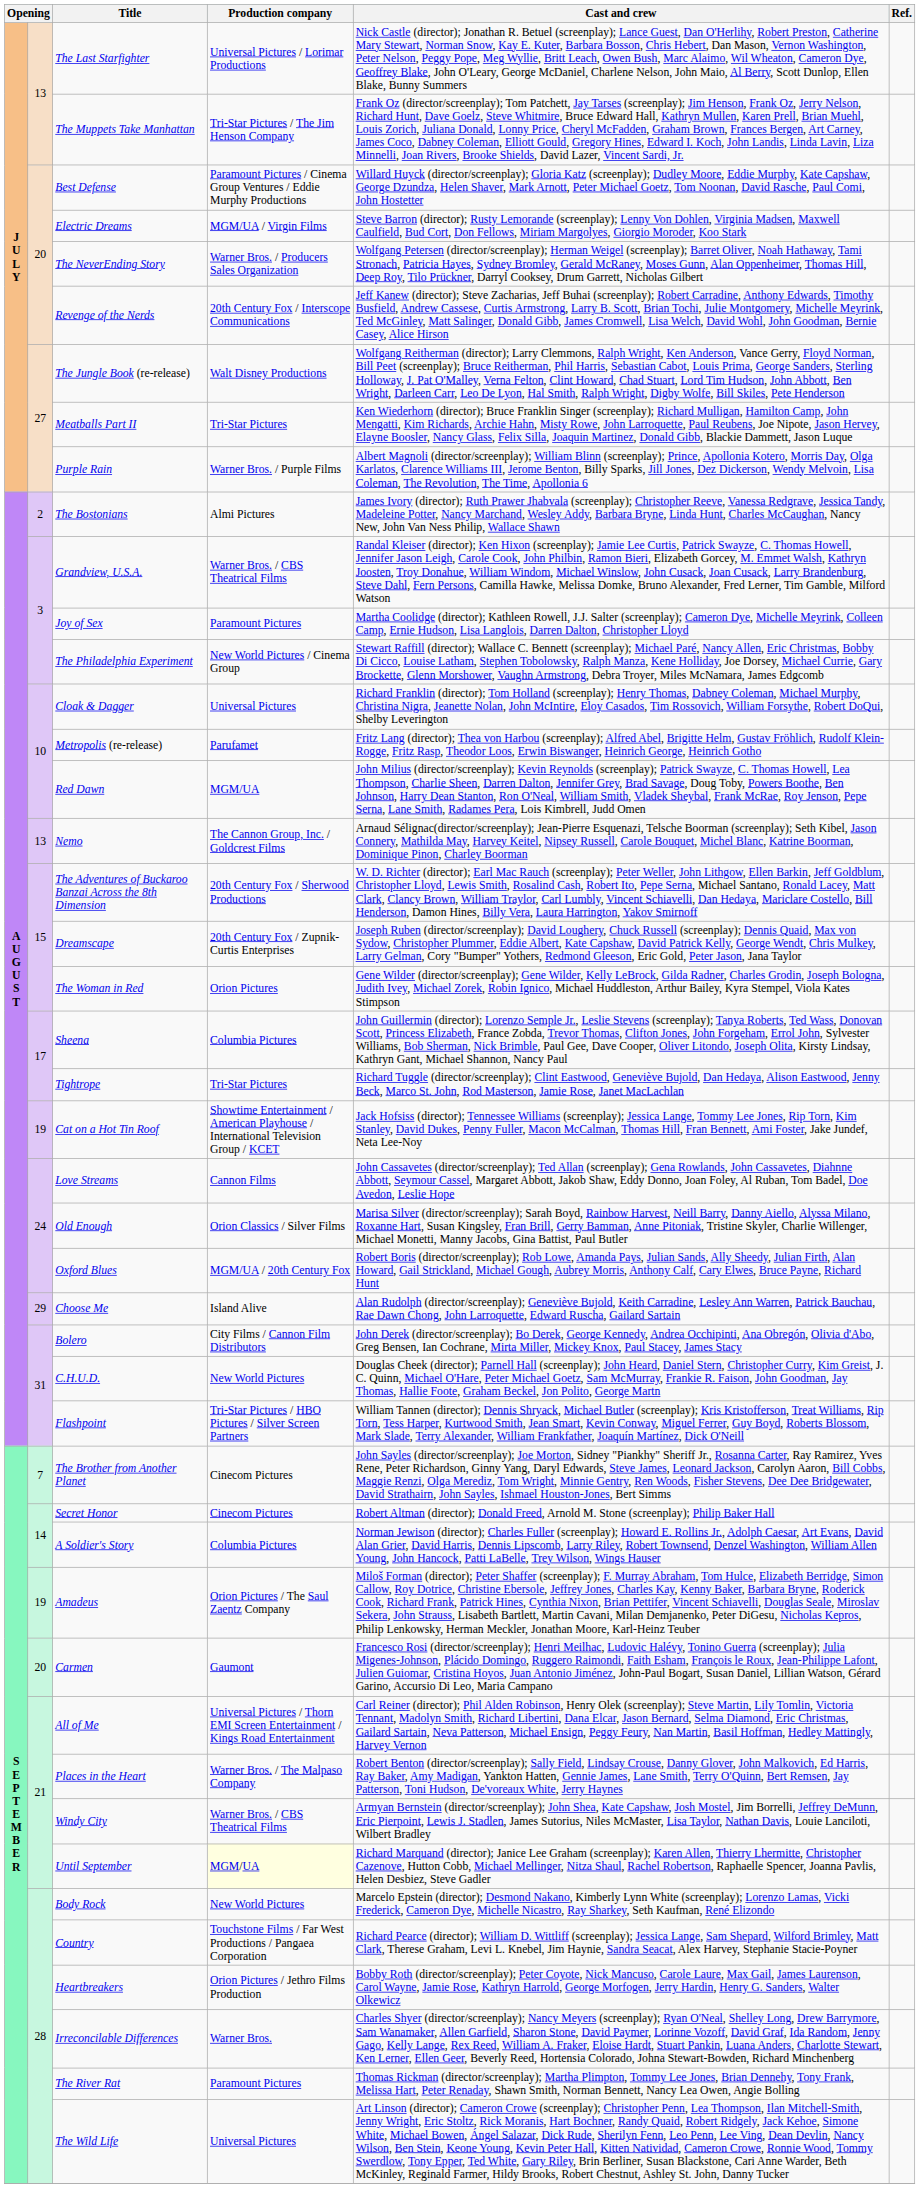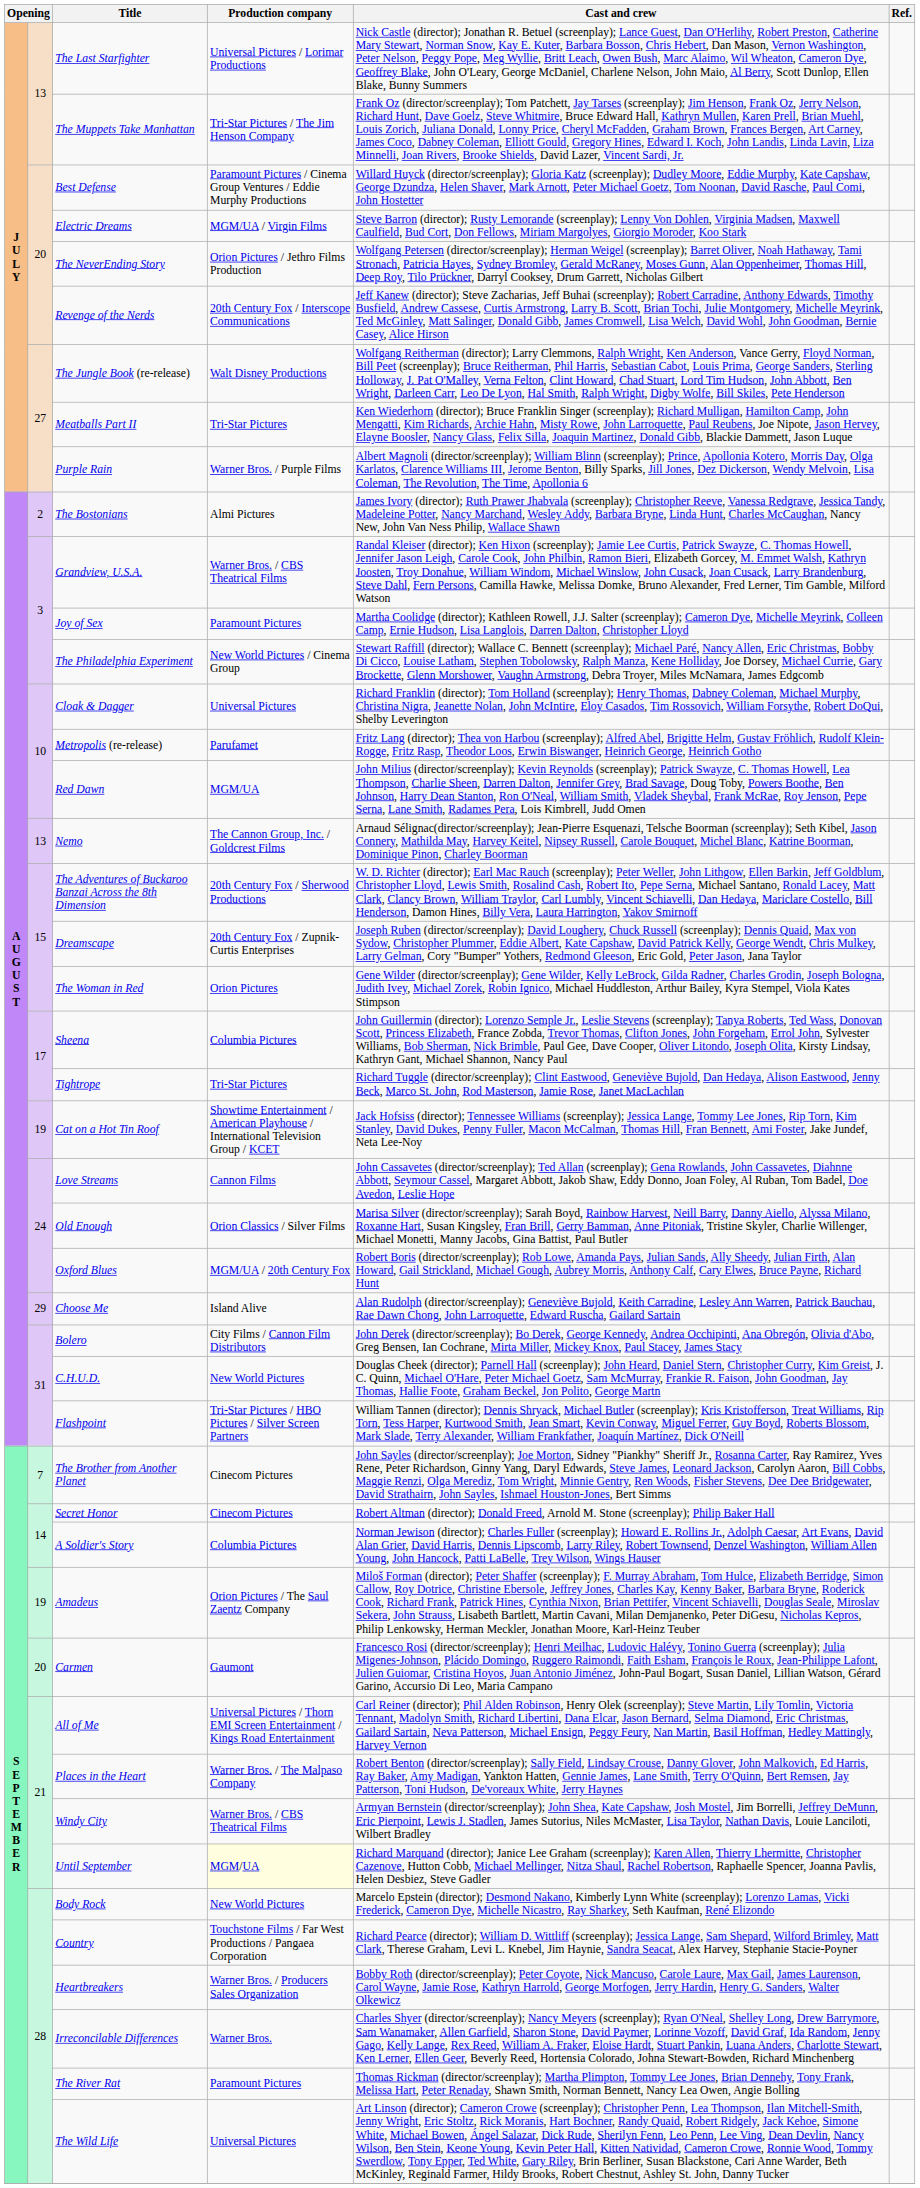(269, 264) Warner Bros. / Producers Sales Organization -> (278, 264) Orion Pictures / Jethro Films Production
(278, 1987) Orion Pictures / Jethro Films Production -> (269, 1987) Warner Bros. / Producers Sales Organization
